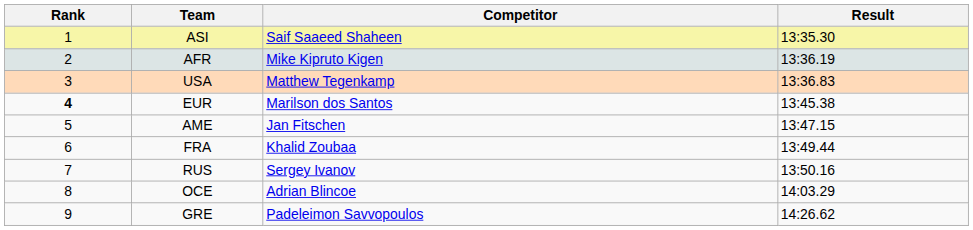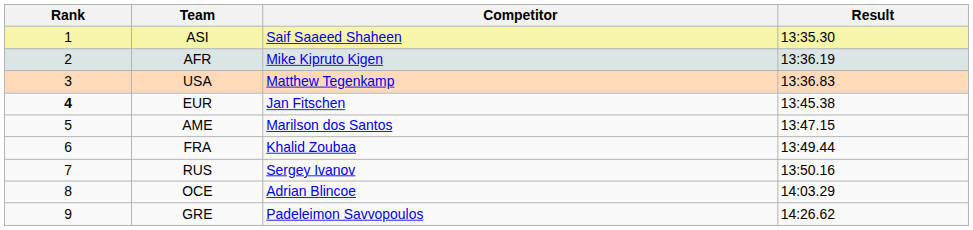(329, 103) Marilson dos Santos -> (306, 103) Jan Fitschen
(306, 125) Jan Fitschen -> (329, 125) Marilson dos Santos
